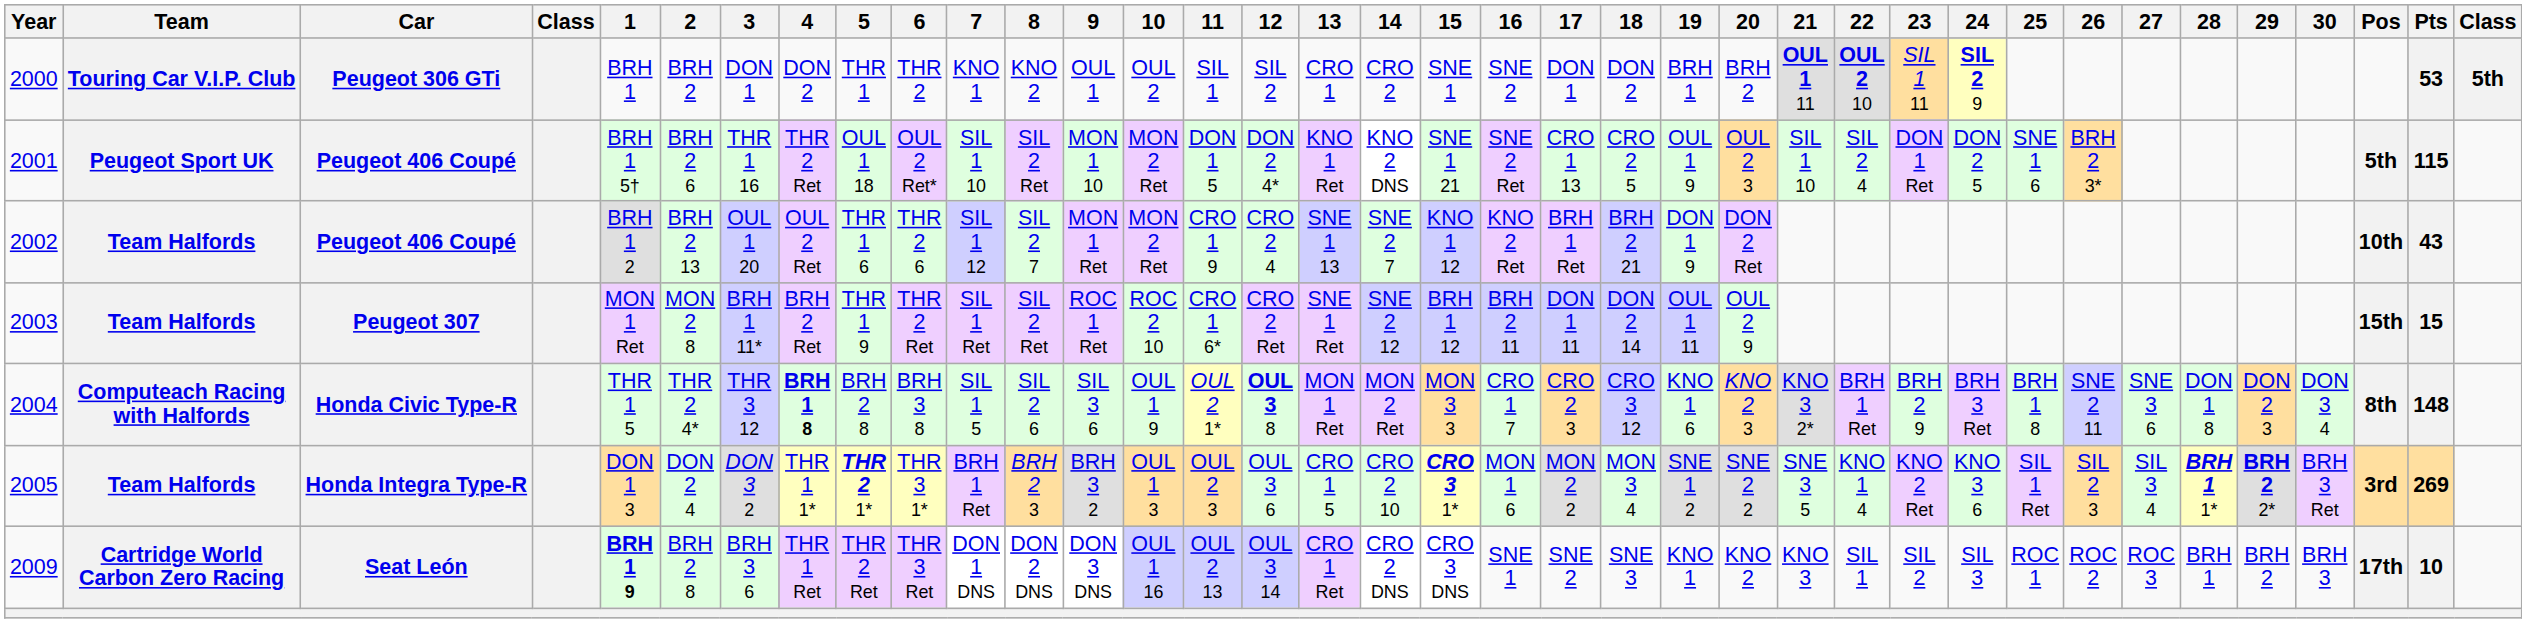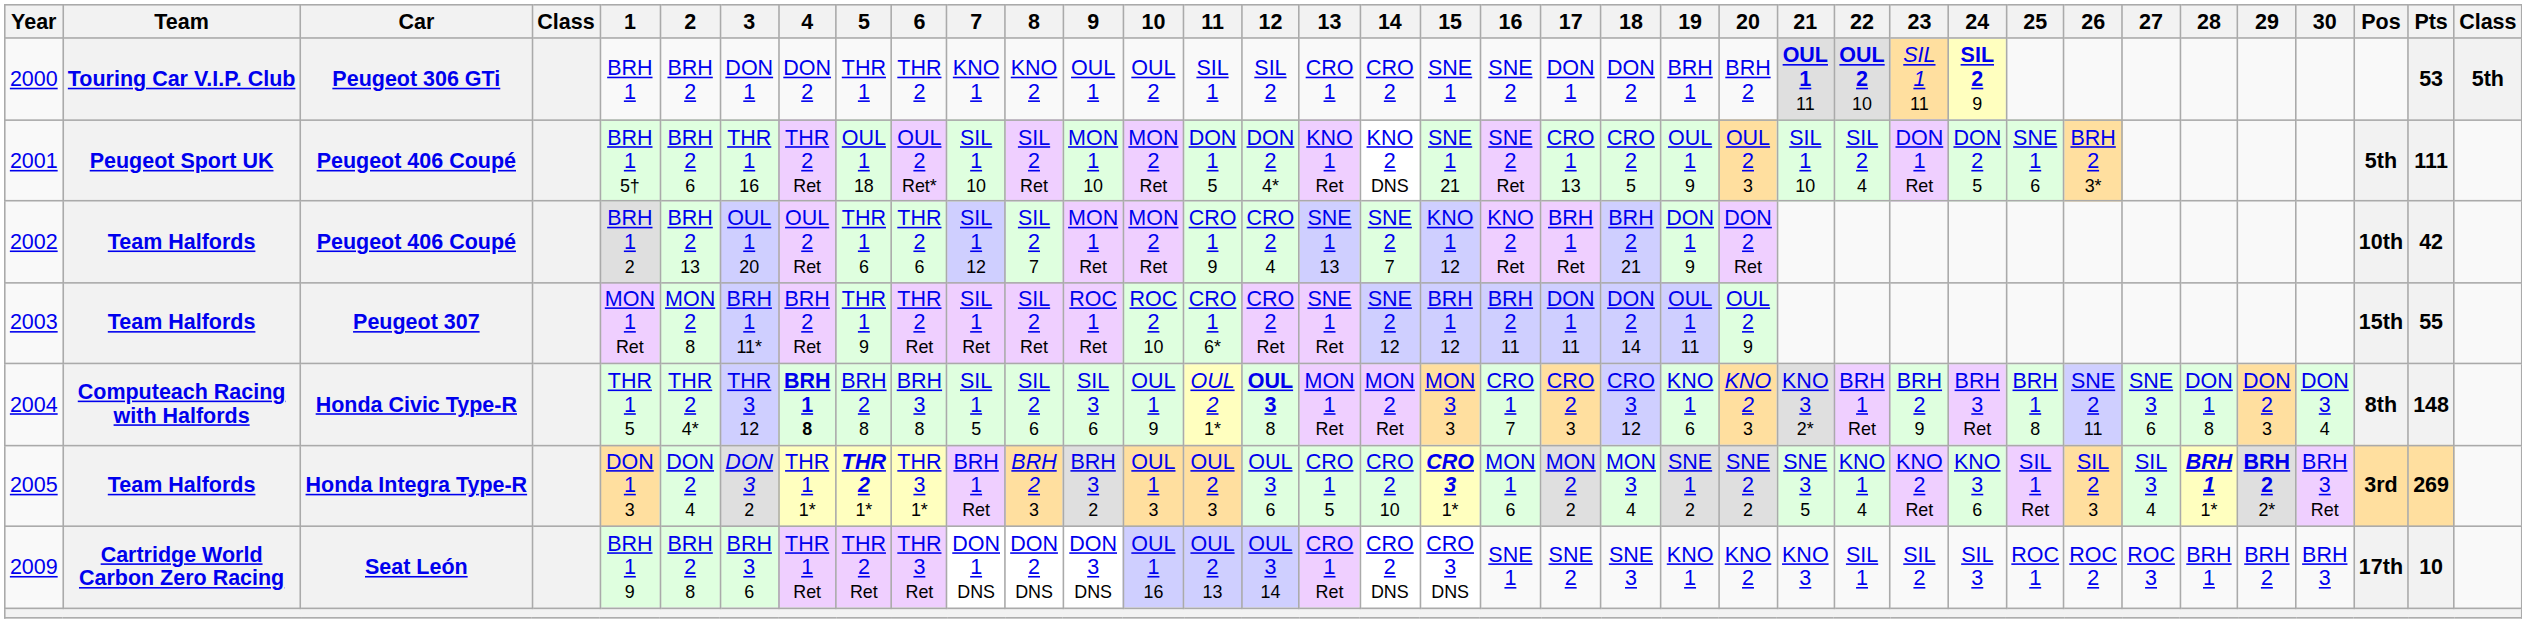(2431, 160) 115 -> (2431, 160) 111
(2431, 241) 43 -> (2431, 241) 42
(2431, 323) 15 -> (2431, 323) 55
(630, 567) bold -> (630, 566) normal
